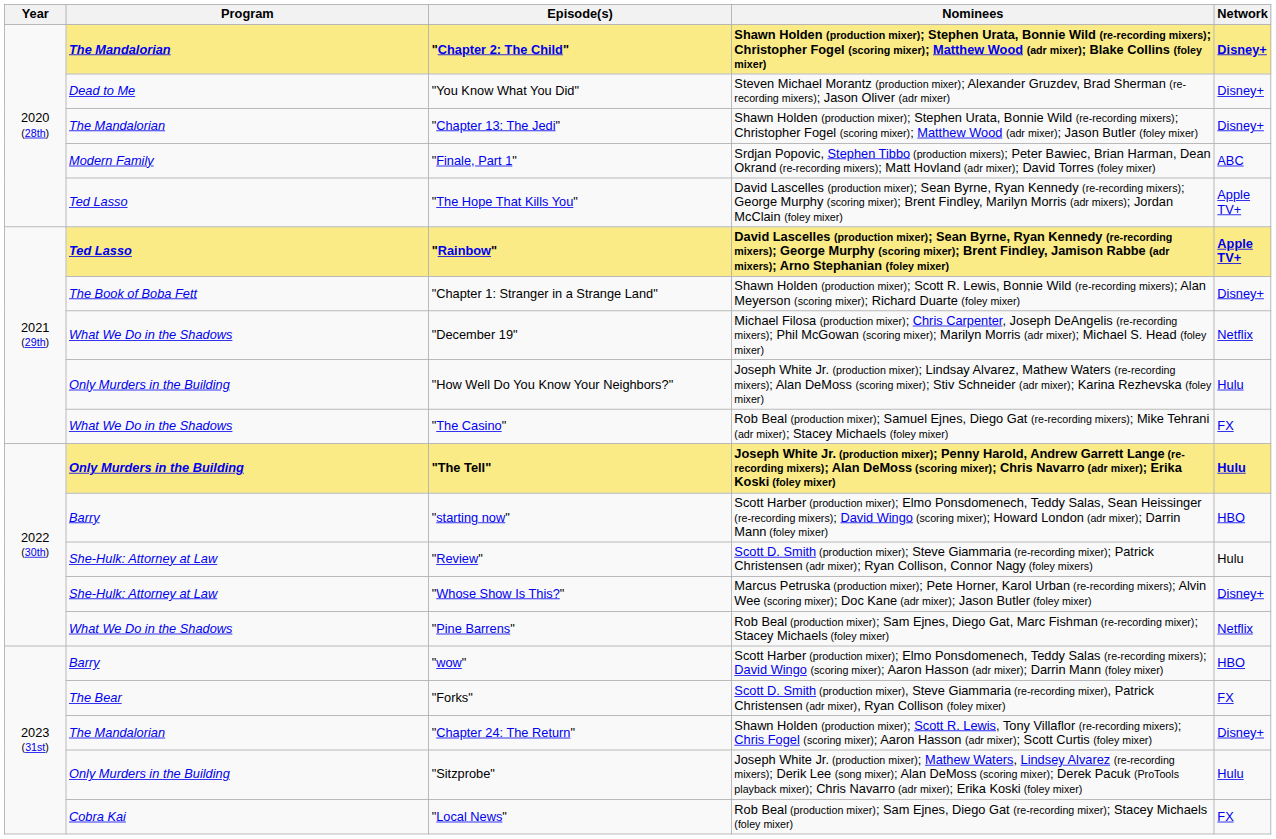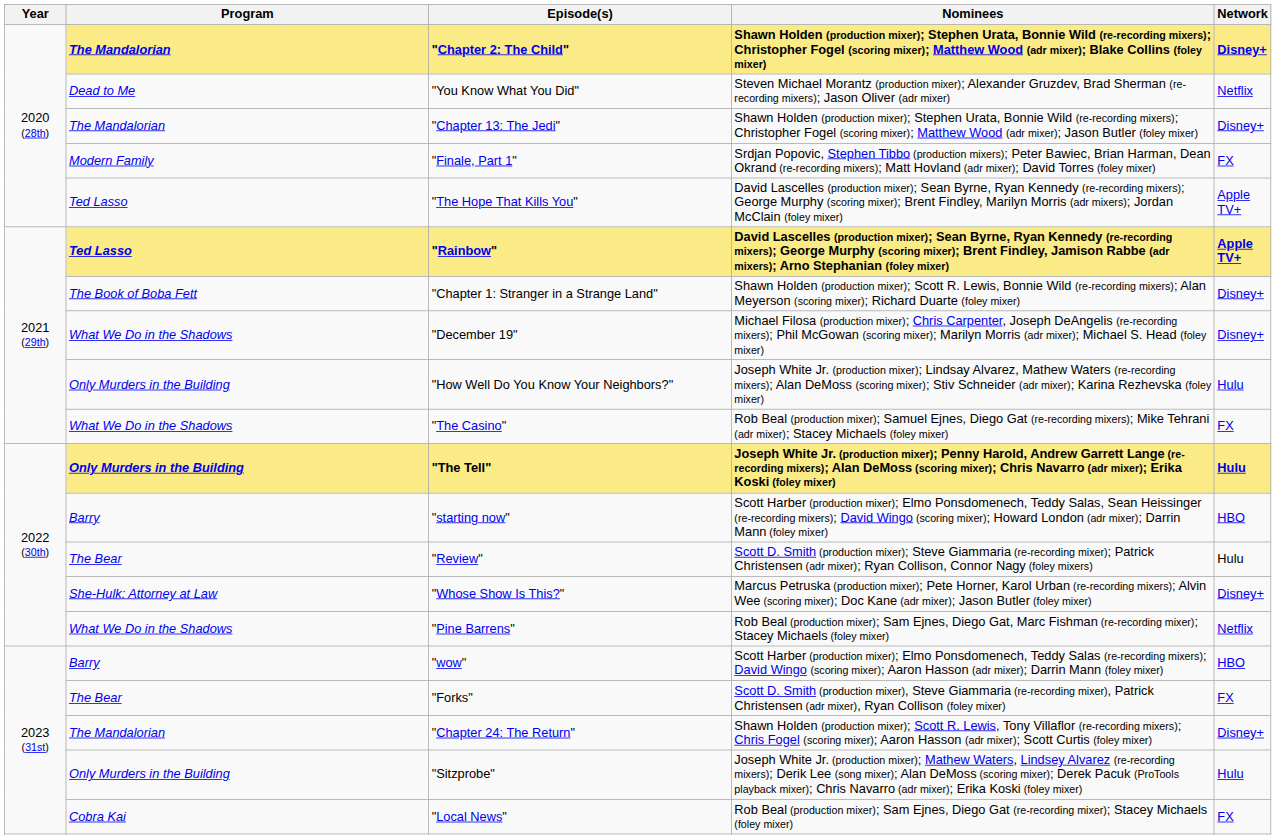(1241, 91) Disney+ -> (1235, 91) Netflix
(1230, 160) ABC -> (1226, 160) FX
(1235, 335) Netflix -> (1241, 335) Disney+
(143, 559) She-Hulk: Attorney at Law -> (95, 559) The Bear
